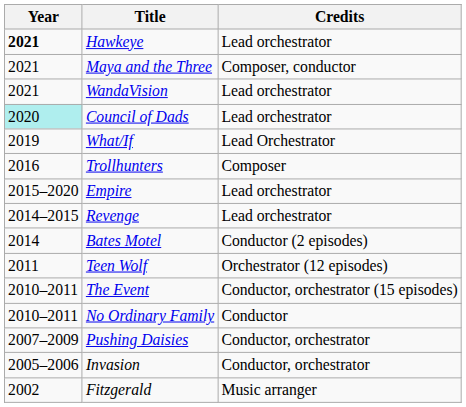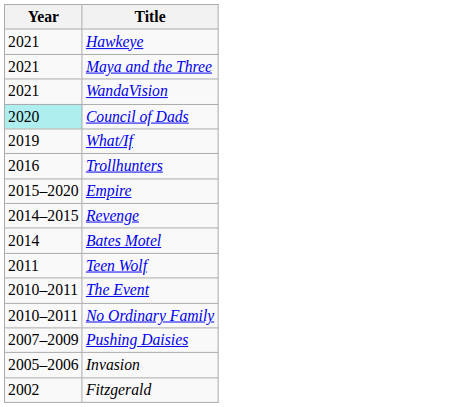- column: (340, 16)
(24, 41) bold -> (24, 41) normal
